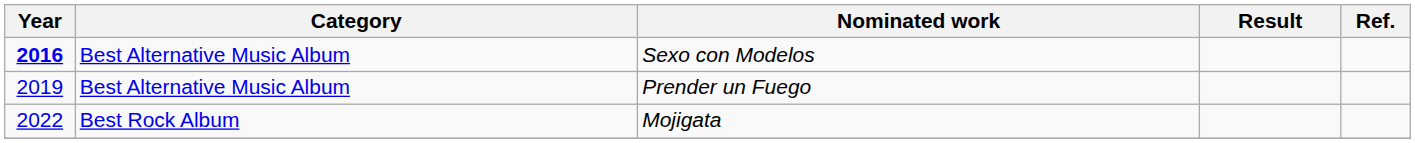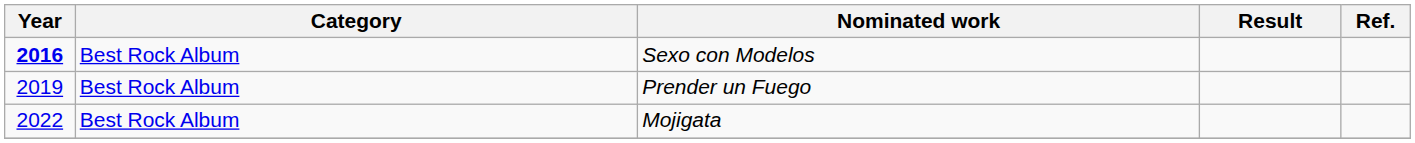(215, 54) Best Alternative Music Album -> (160, 54) Best Rock Album
(215, 87) Best Alternative Music Album -> (160, 87) Best Rock Album
